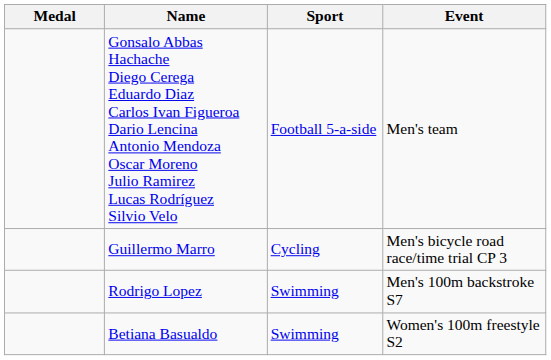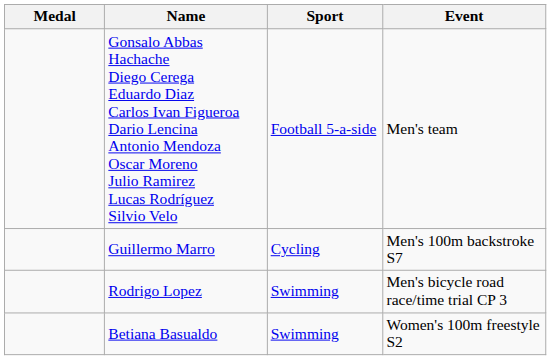(447, 249) Men's bicycle road race/time trial CP 3 -> (460, 249) Men's 100m backstroke S7
(460, 291) Men's 100m backstroke S7 -> (447, 291) Men's bicycle road race/time trial CP 3
